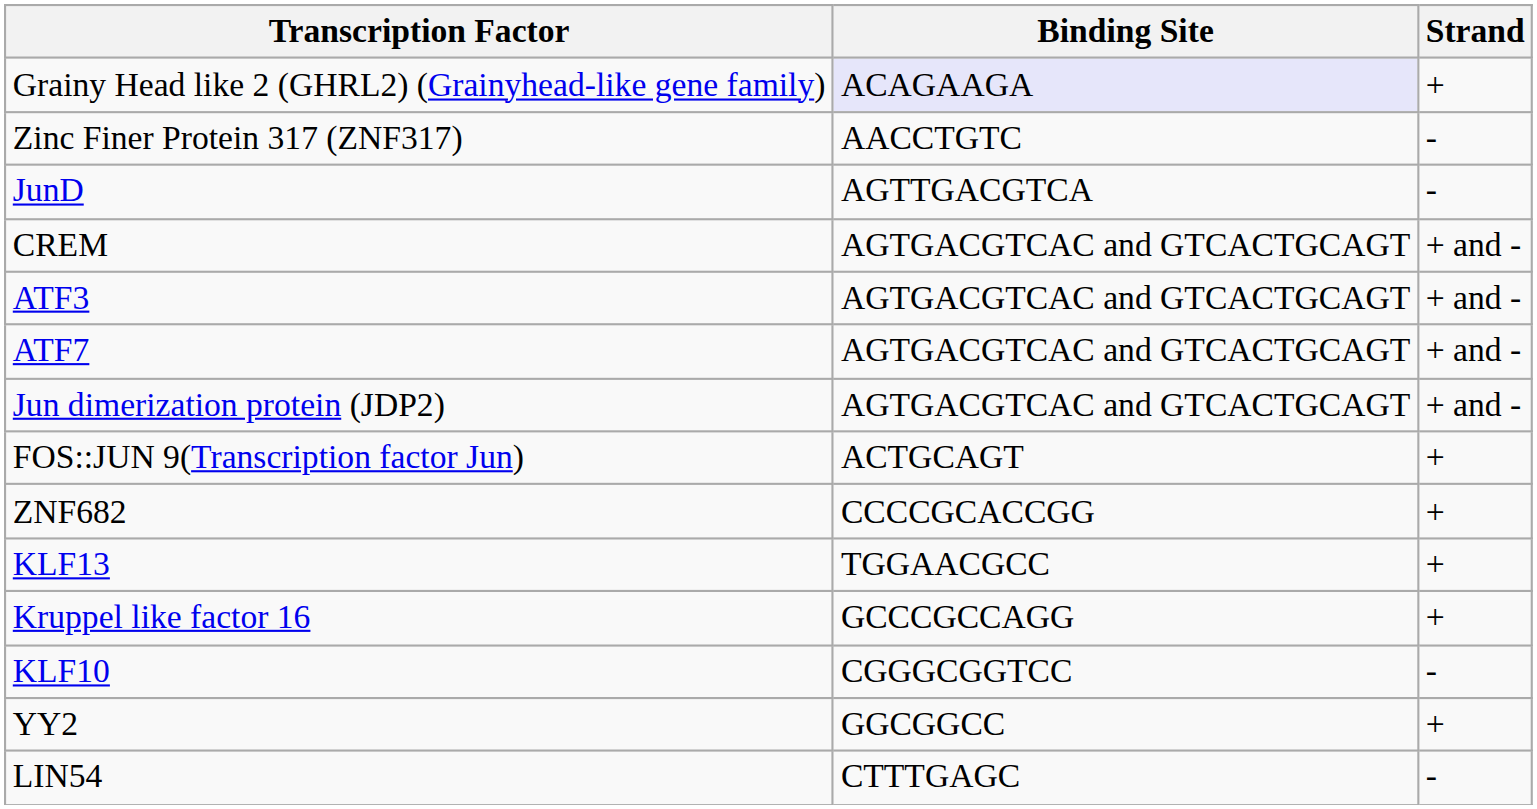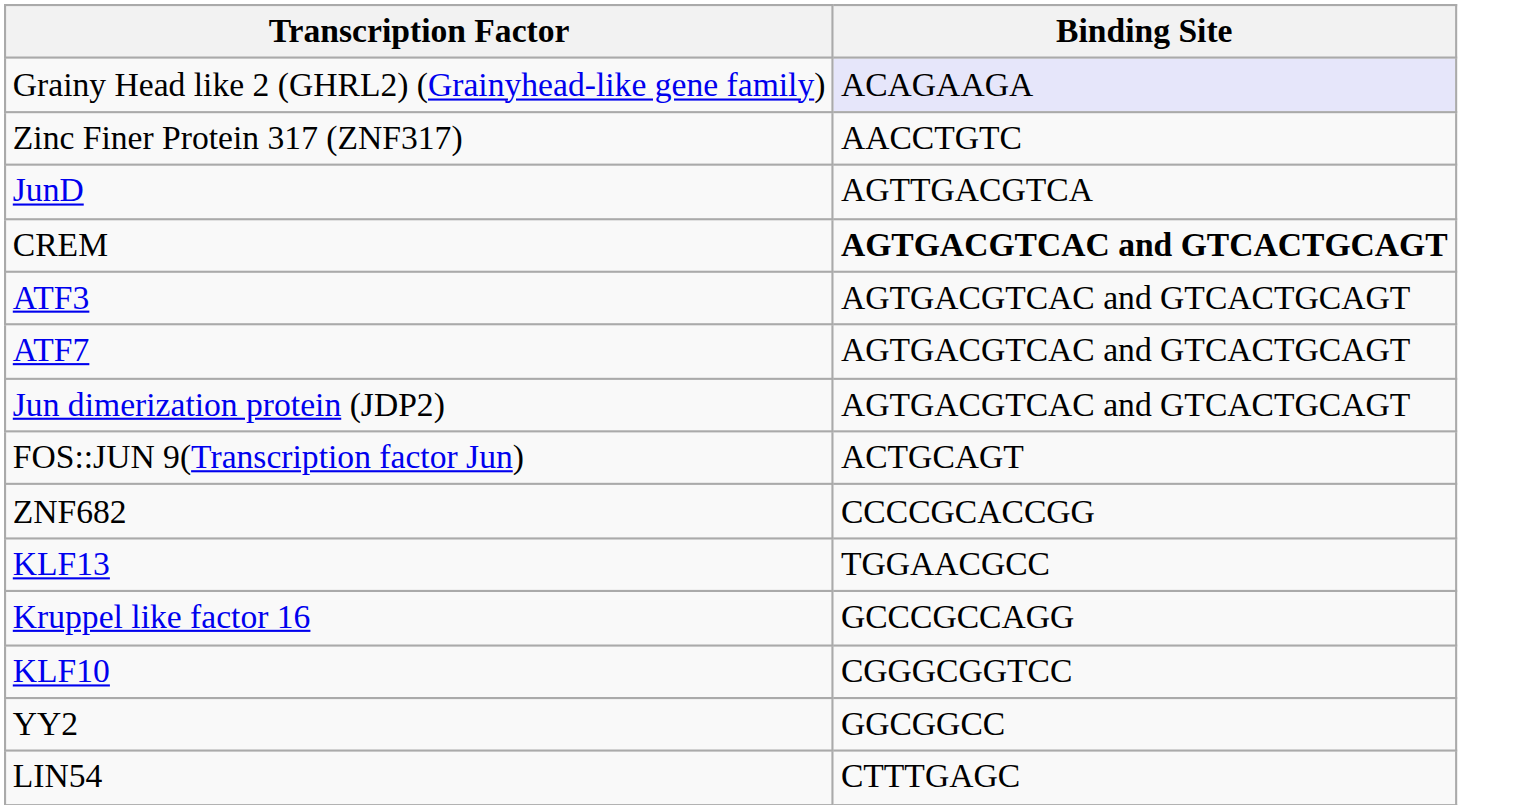- column: (1475, 31)
(1126, 244) normal -> (1144, 244) bold
